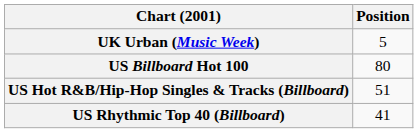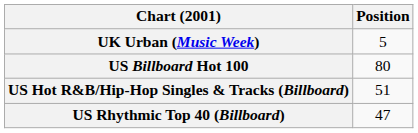(383, 115) 41 -> (383, 115) 47
